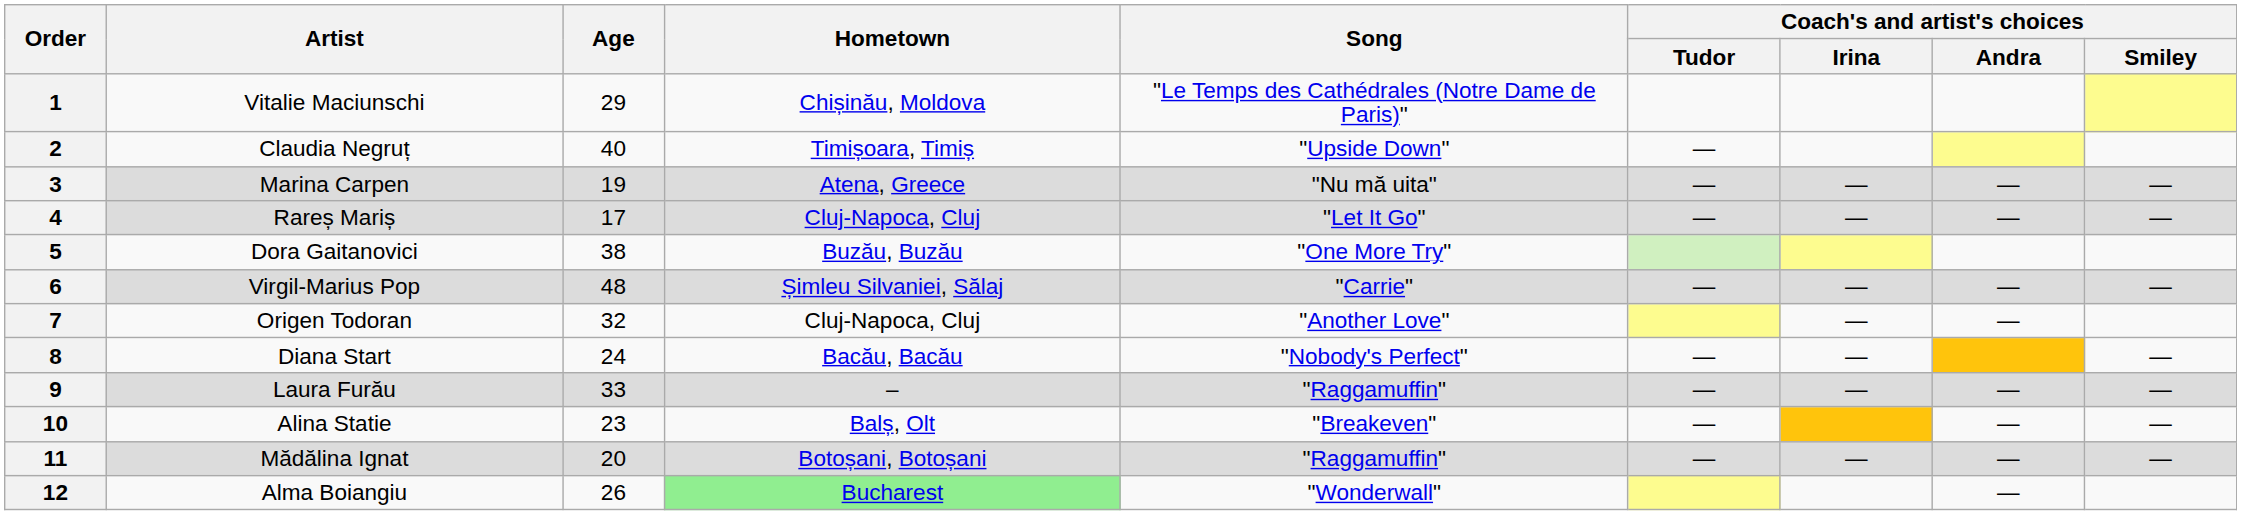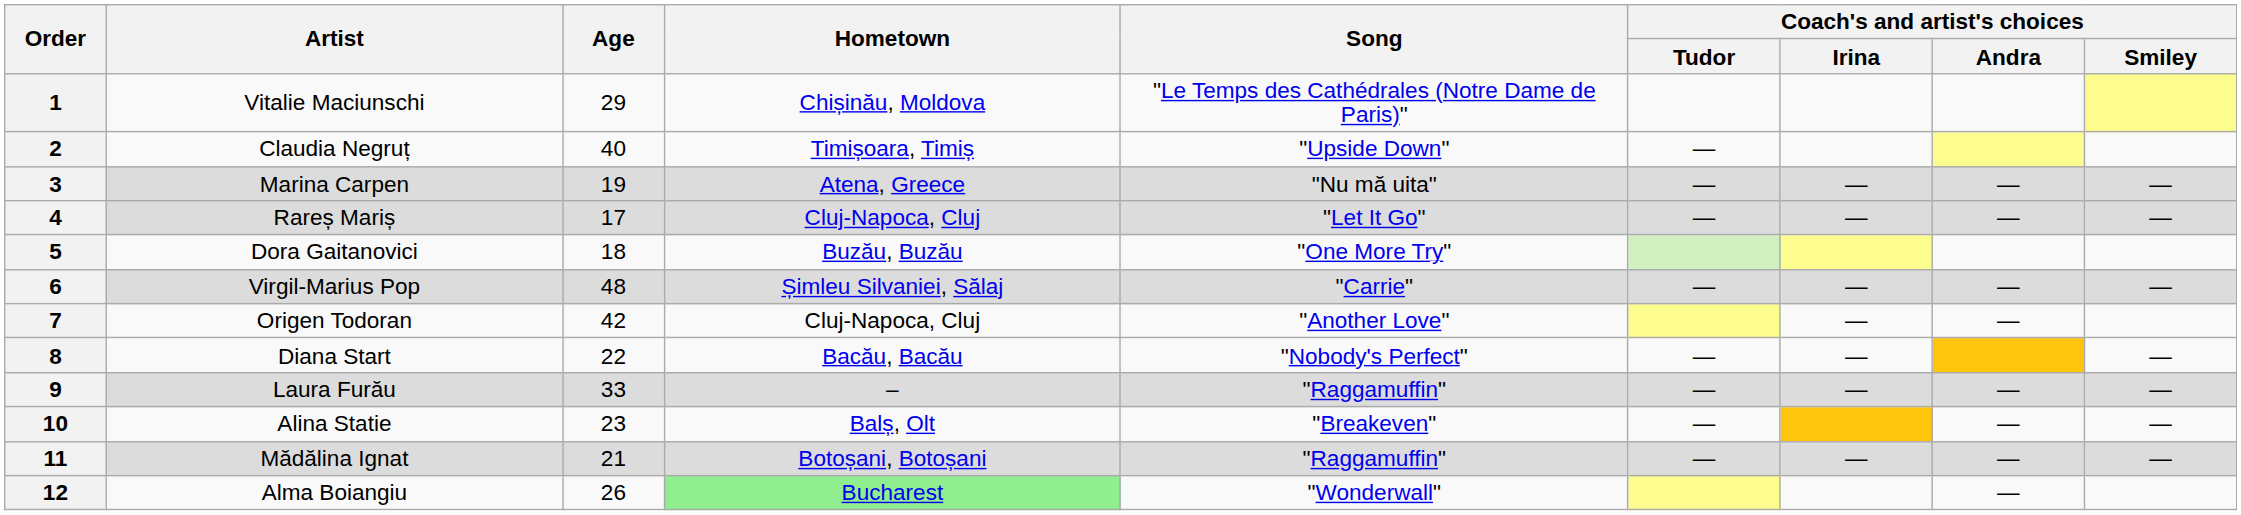(613, 252) 38 -> (613, 252) 18
(613, 321) 32 -> (613, 321) 42
(613, 355) 24 -> (613, 355) 22
(613, 458) 20 -> (613, 458) 21
